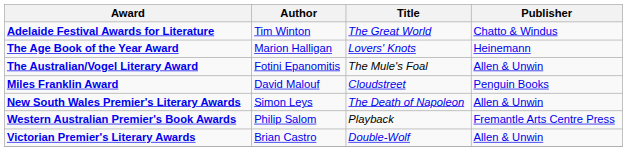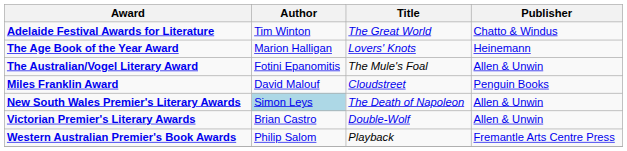(283, 102) no background -> (283, 102) lightblue background
rows swapped: (101, 137) <-> (122, 119)
